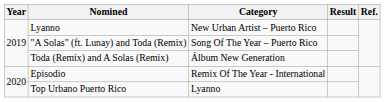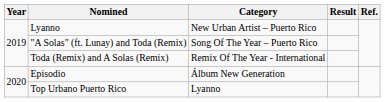(238, 58) Álbum New Generation -> (258, 58) Remix Of The Year - International
(258, 74) Remix Of The Year - International -> (238, 74) Álbum New Generation
